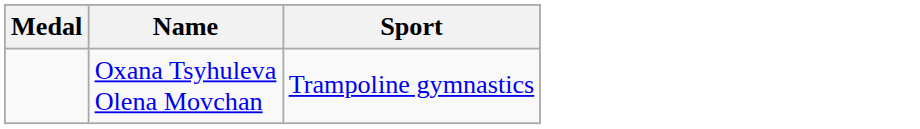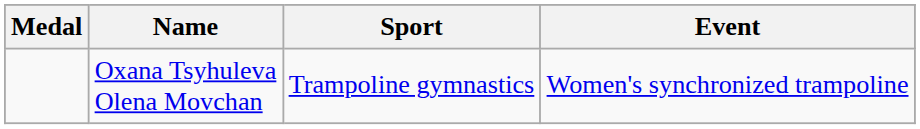+ column: (728, 26)
